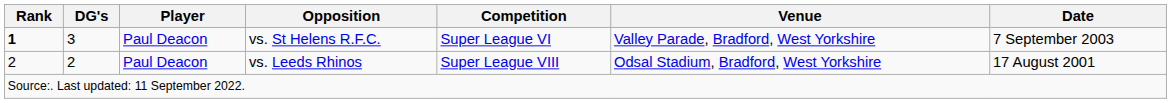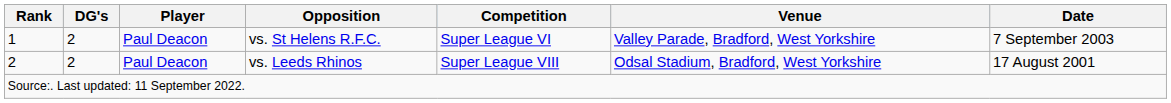(12, 39) bold -> (12, 39) normal
(71, 39) 3 -> (71, 39) 2
